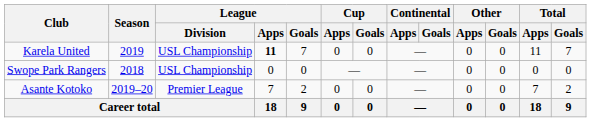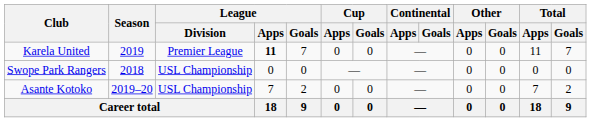(205, 51) USL Championship -> (205, 51) Premier League
(205, 88) Premier League -> (205, 88) USL Championship
